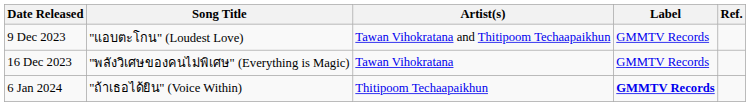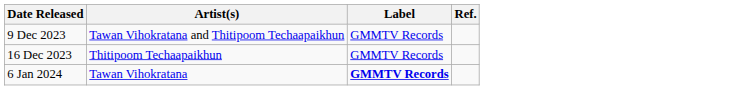- column: (219, 14)
(404, 62) Tawan Vihokratana -> (156, 54) Thitipoom Techaapaikhun
(422, 88) Thitipoom Techaapaikhun -> (138, 74) Tawan Vihokratana
